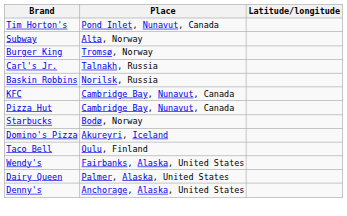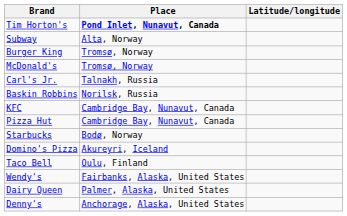(150, 25) normal -> (150, 25) bold
+ row: (32, 66)
